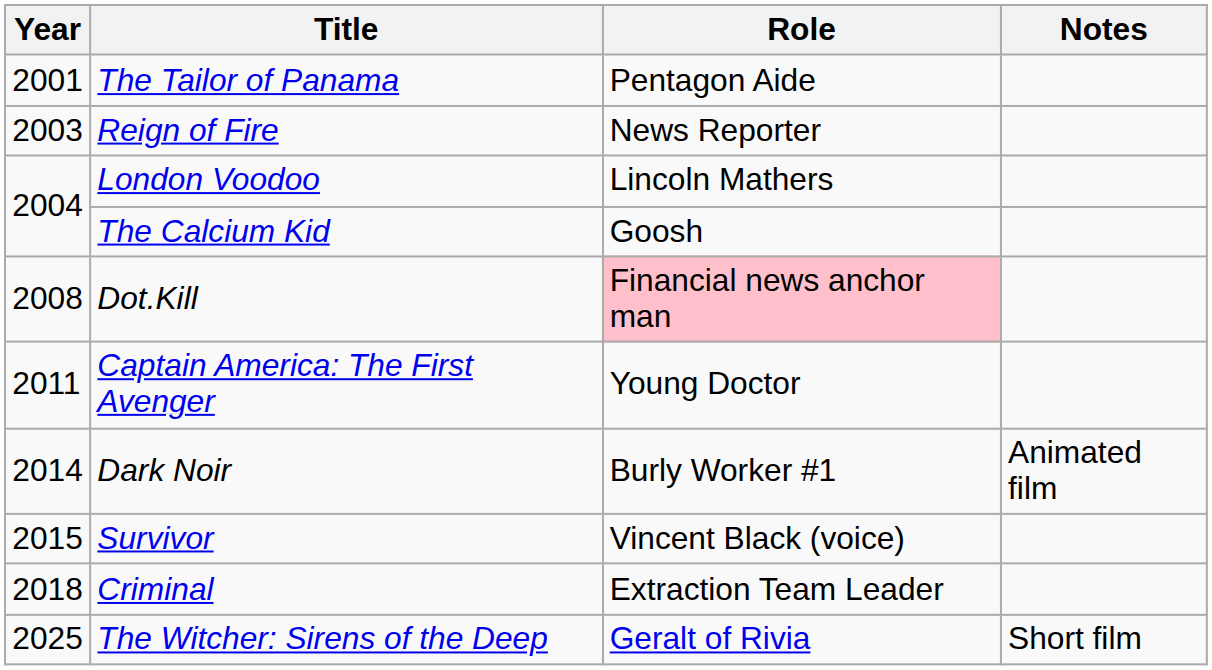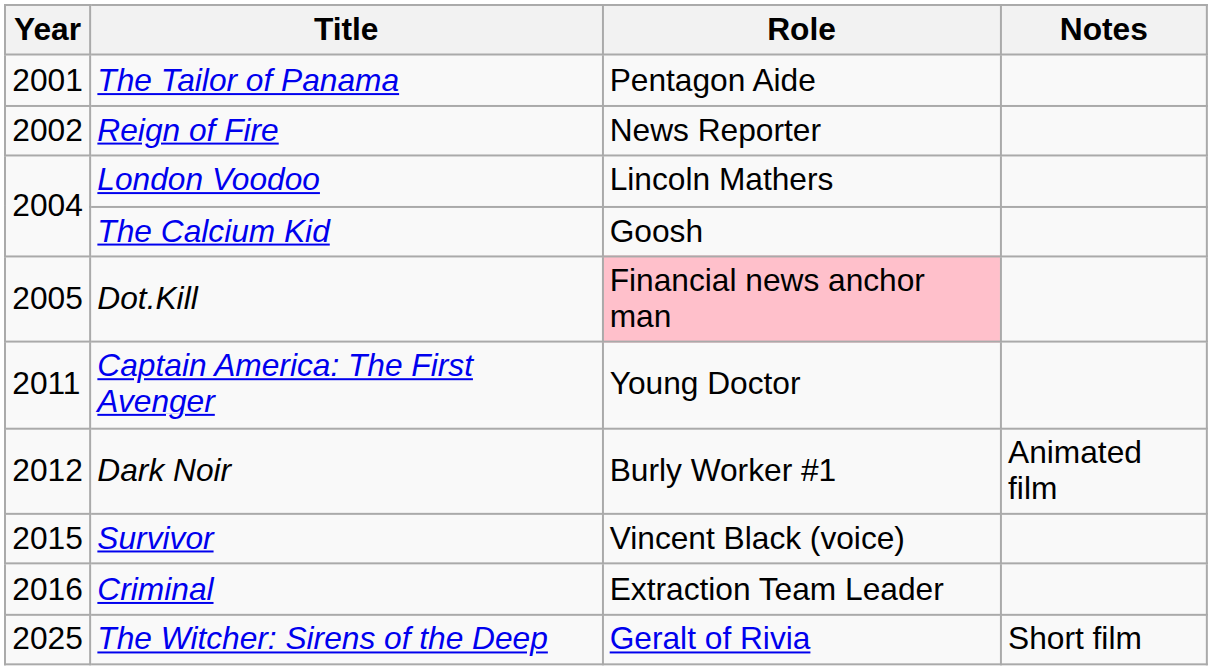(48, 130) 2003 -> (48, 130) 2002
(48, 298) 2008 -> (48, 298) 2005
(48, 470) 2014 -> (48, 470) 2012
(48, 588) 2018 -> (48, 588) 2016
